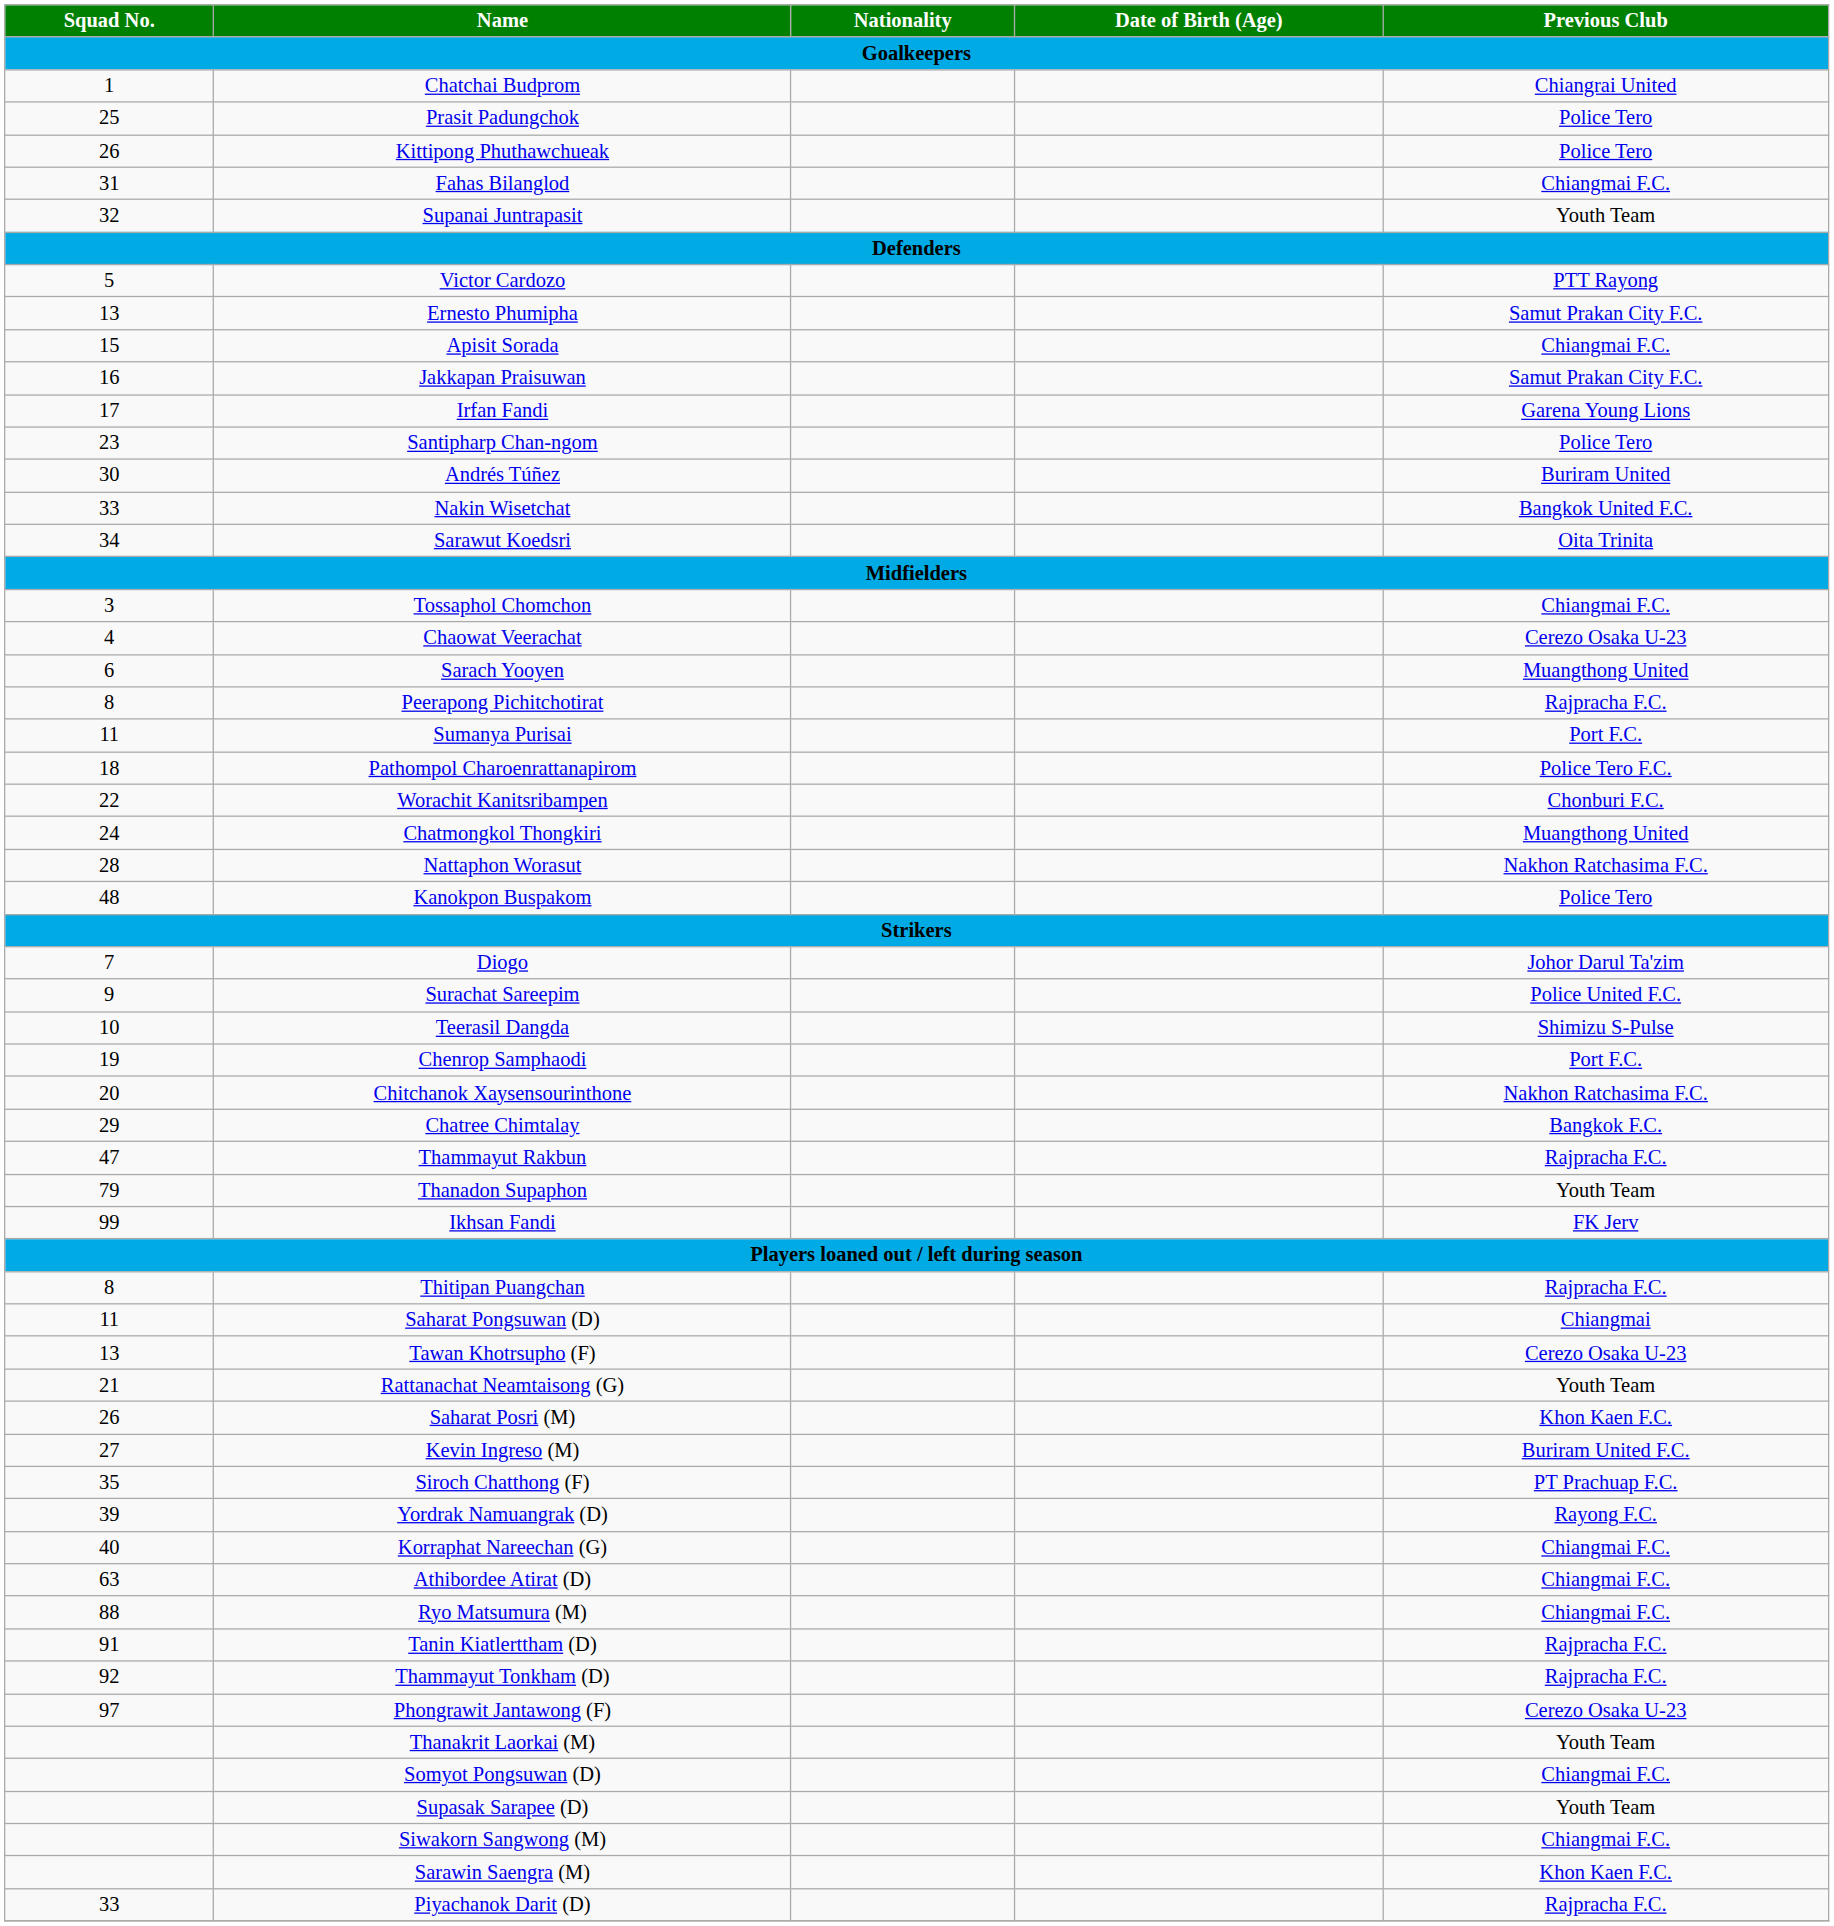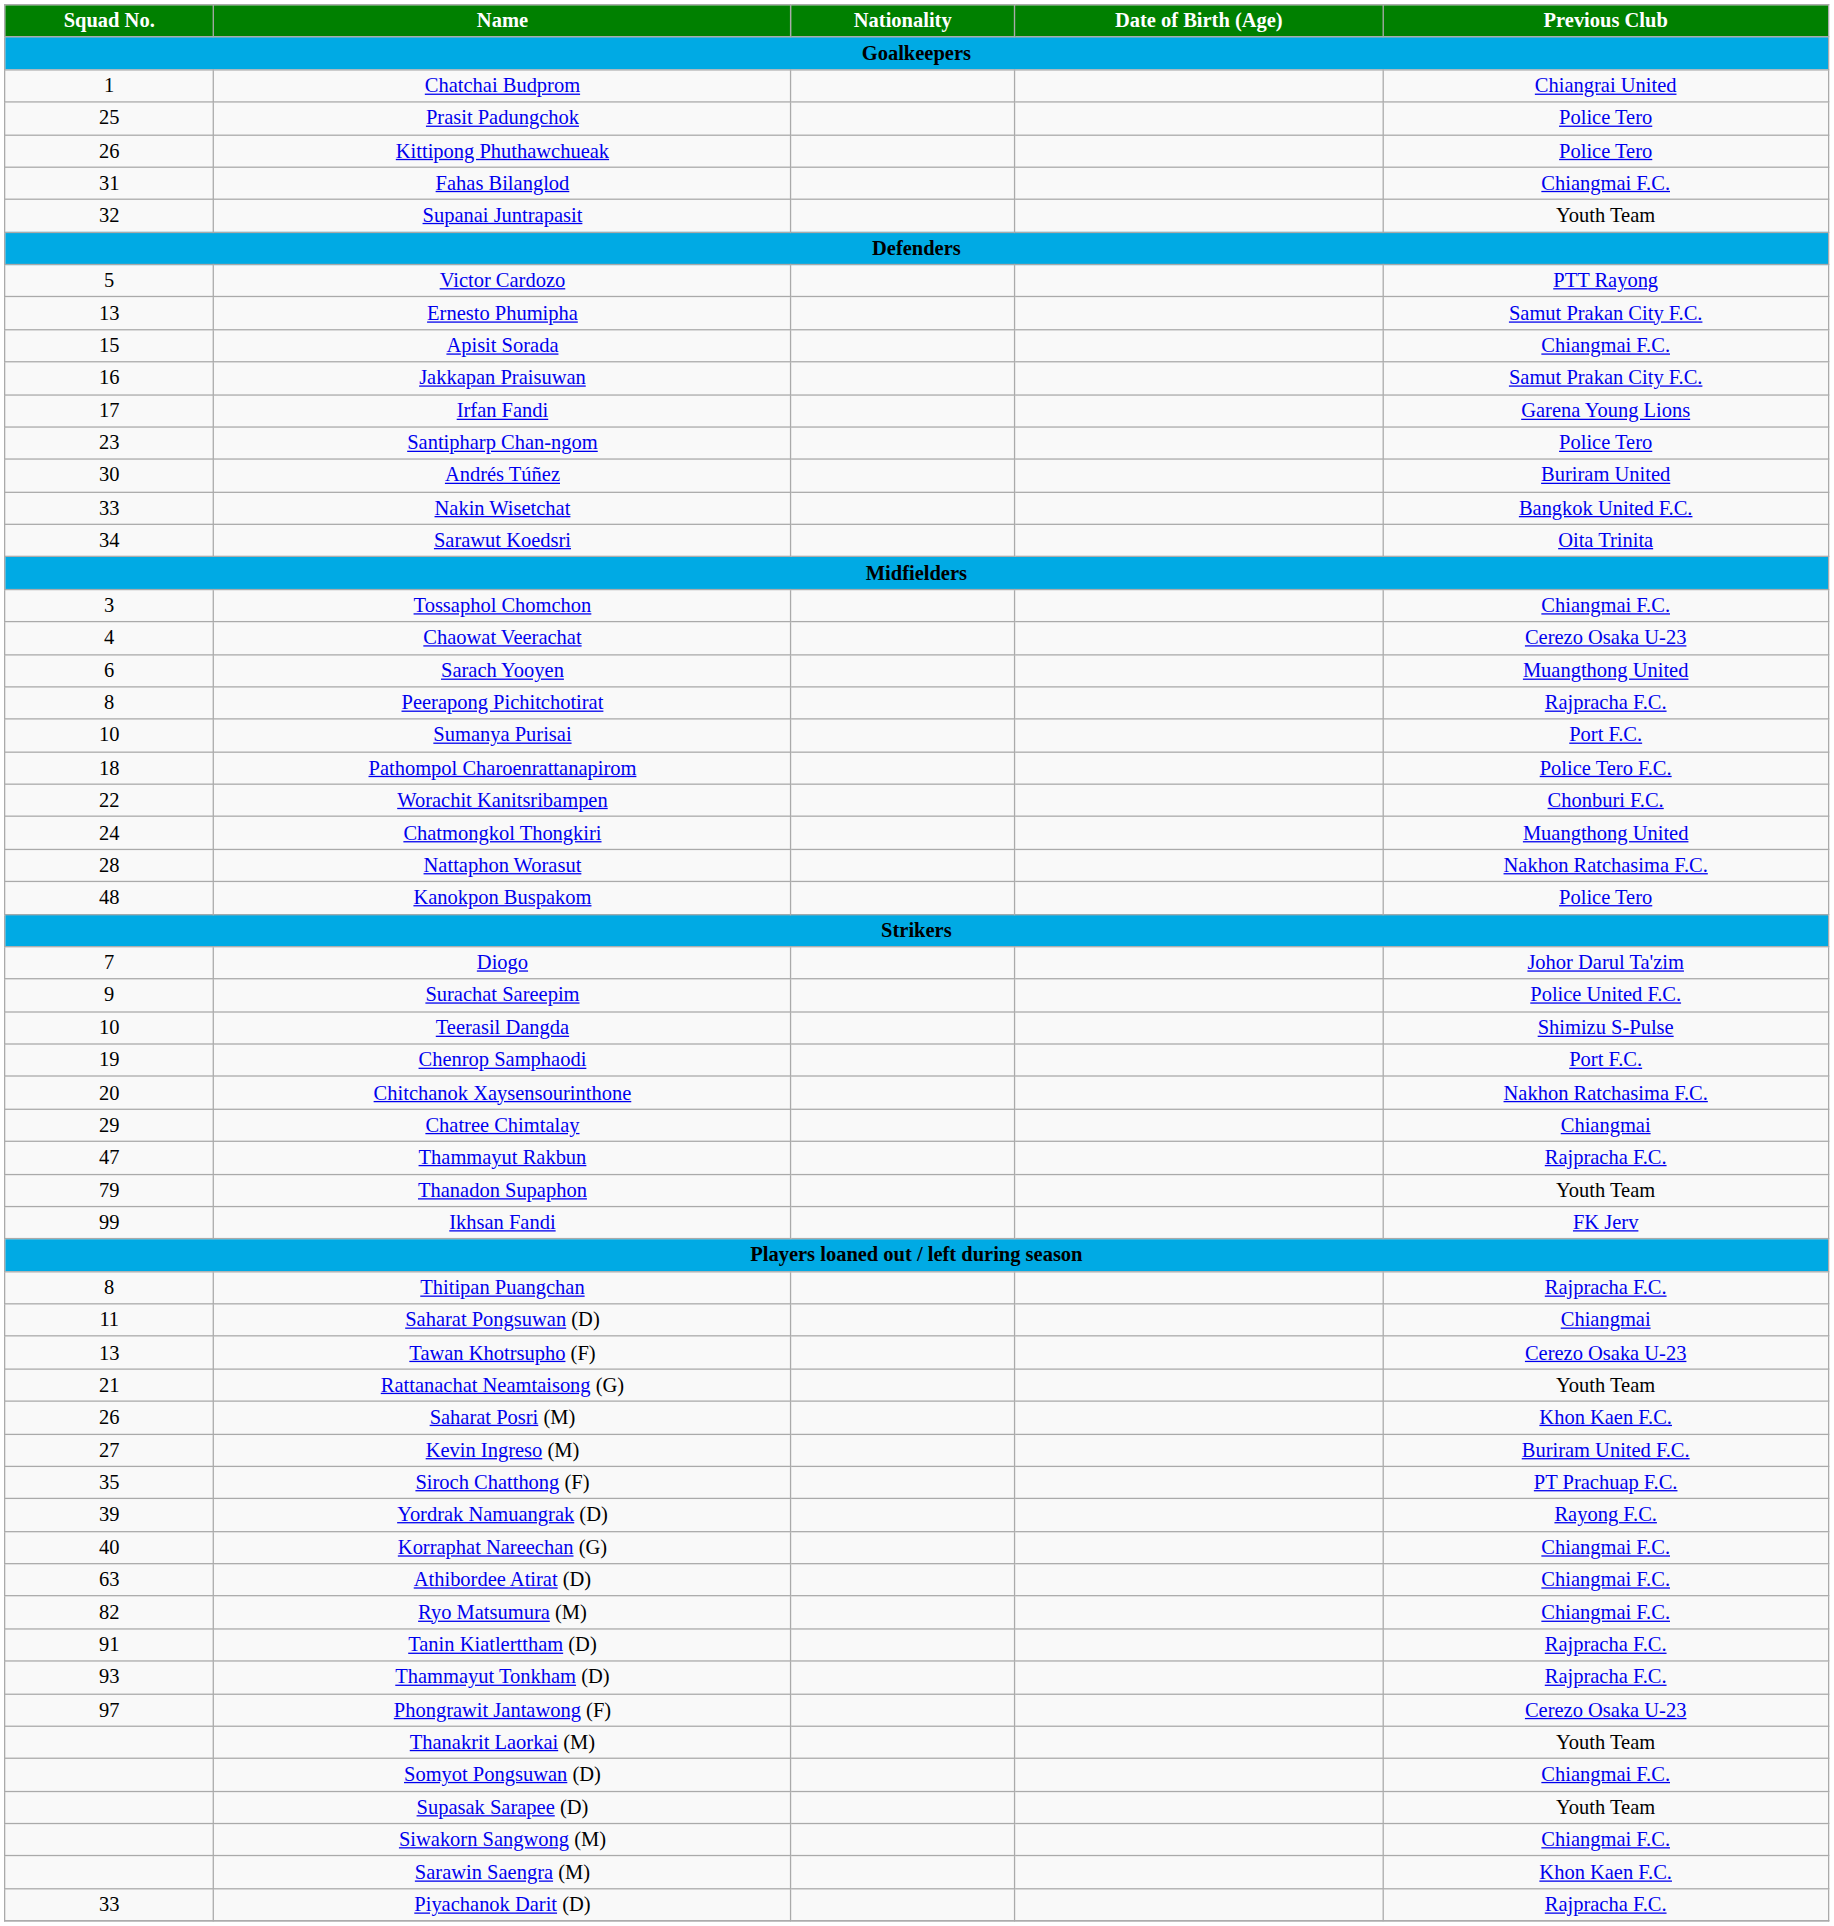(109, 735) 11 -> (109, 735) 10
(1606, 1125) Bangkok F.C. -> (1606, 1125) Chiangmai
(109, 1612) 88 -> (109, 1612) 82
(109, 1677) 92 -> (109, 1677) 93
